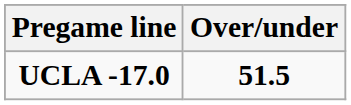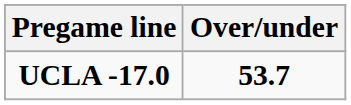(264, 74) 51.5 -> (264, 74) 53.7
